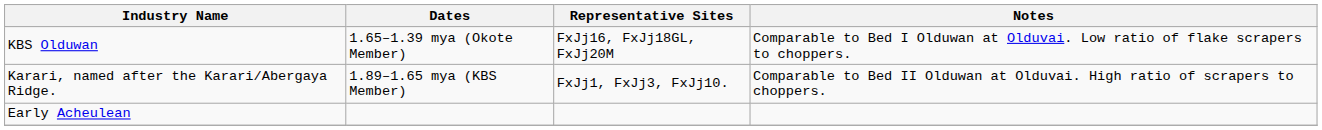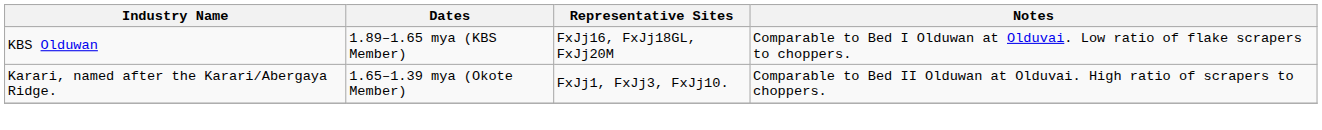(431, 46) 1.65–1.39 mya (Okote Member) -> (423, 46) 1.89–1.65 mya (KBS Member)
(423, 84) 1.89–1.65 mya (KBS Member) -> (431, 84) 1.65–1.39 mya (Okote Member)
- row: (69, 114)
